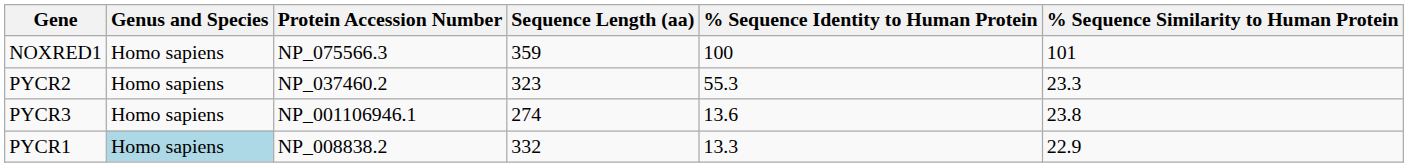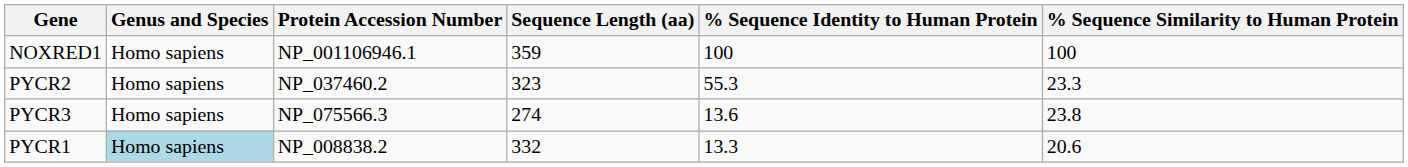(333, 51) NP_075566.3 -> (347, 51) NP_001106946.1
(1062, 51) 101 -> (1062, 51) 100
(347, 114) NP_001106946.1 -> (333, 114) NP_075566.3
(1064, 146) 22.9 -> (1064, 146) 20.6
